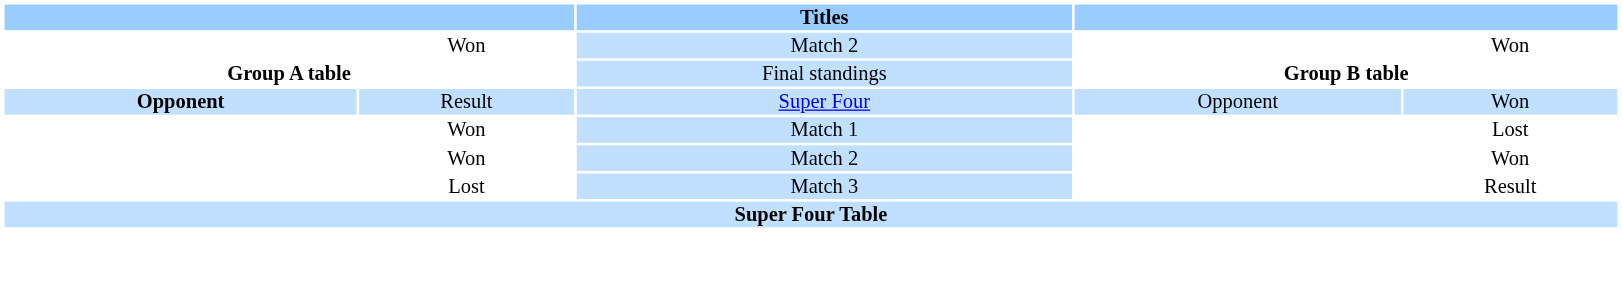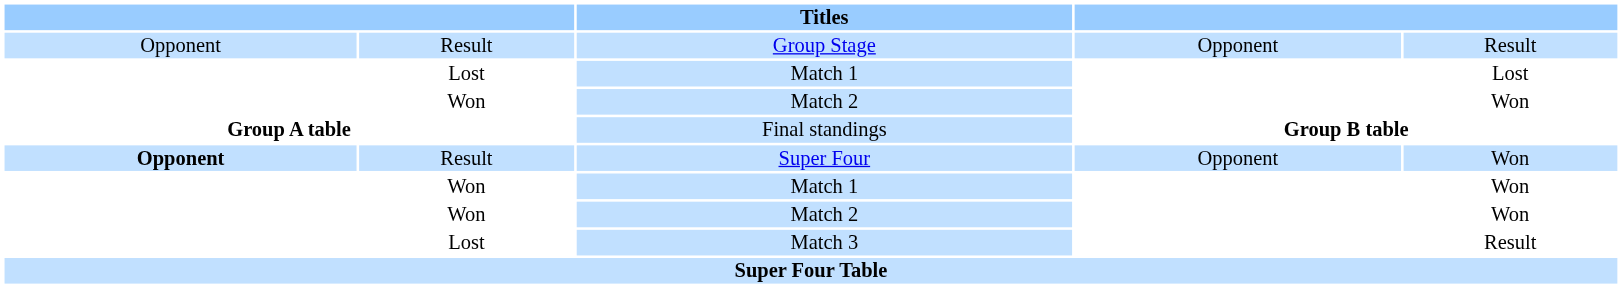+ row: (466, 45)
+ row: (466, 73)
(1510, 129) Lost -> (1510, 186) Won
